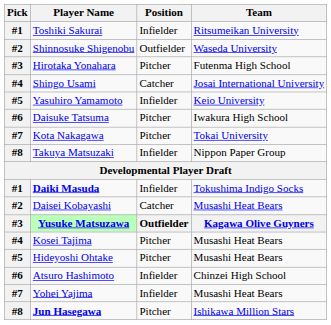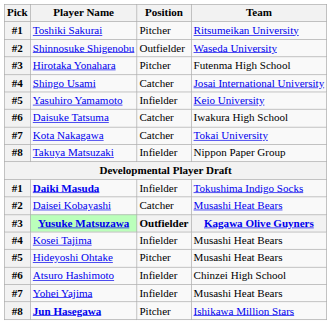(158, 30) Infielder -> (155, 30) Pitcher
(155, 118) Pitcher -> (157, 118) Catcher
(155, 135) Pitcher -> (157, 135) Catcher
(155, 240) Pitcher -> (158, 240) Infielder
